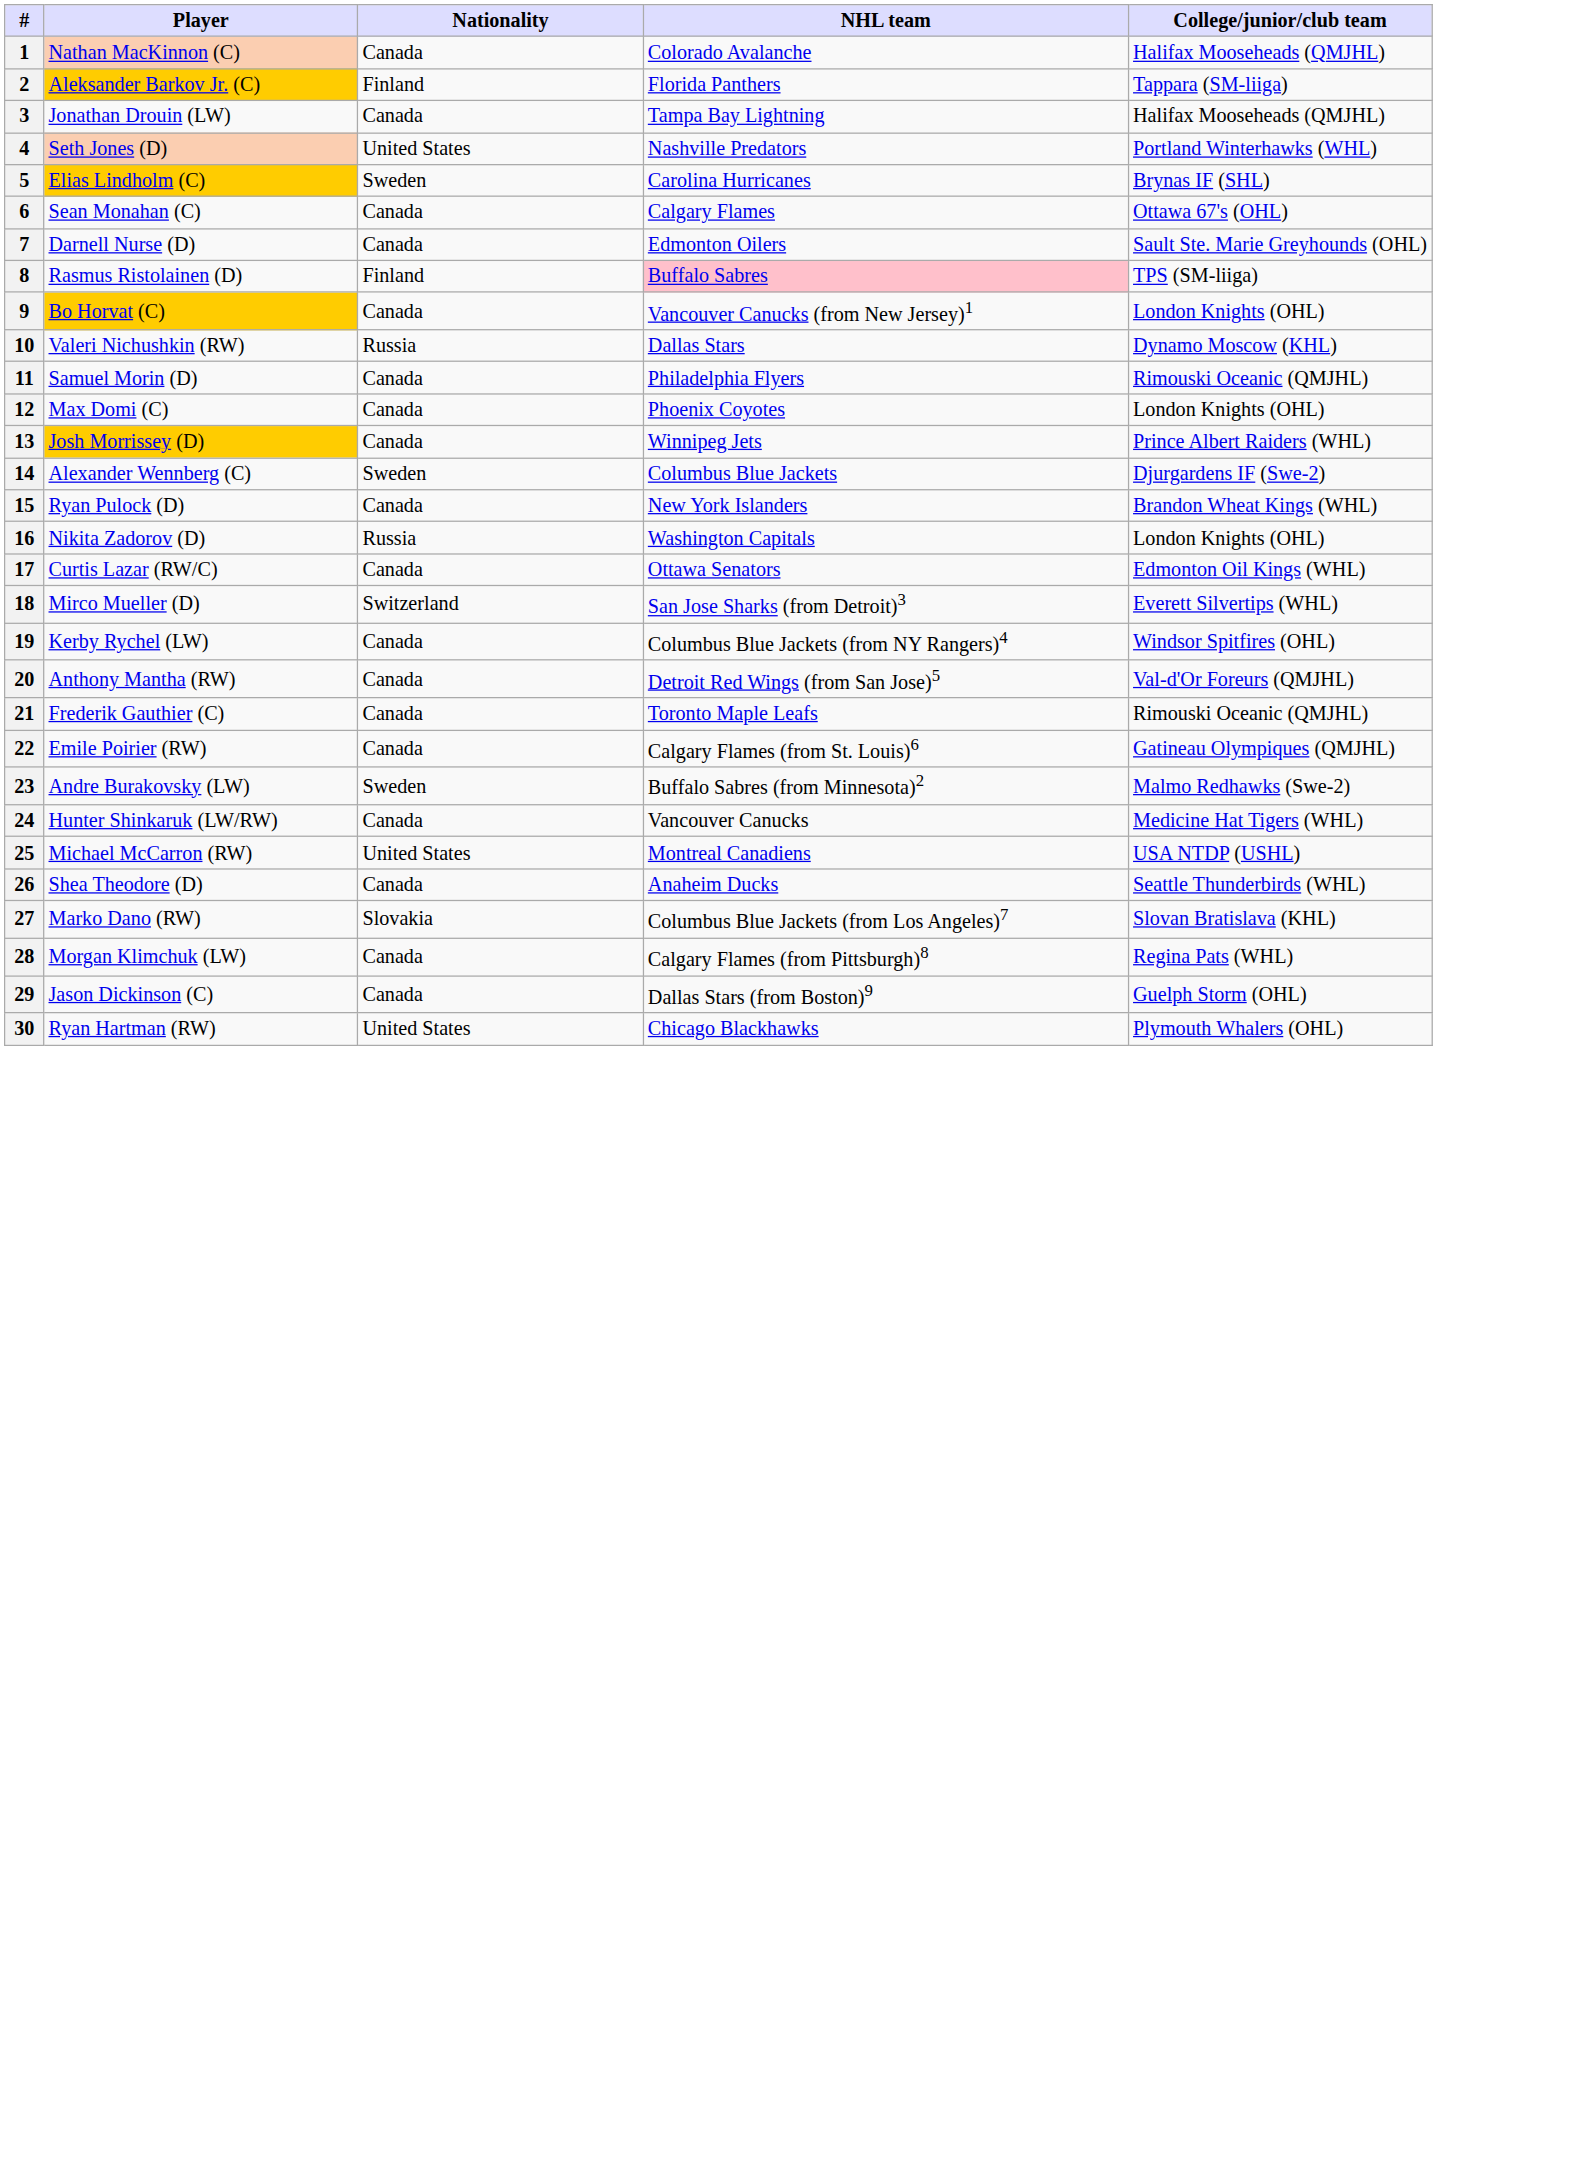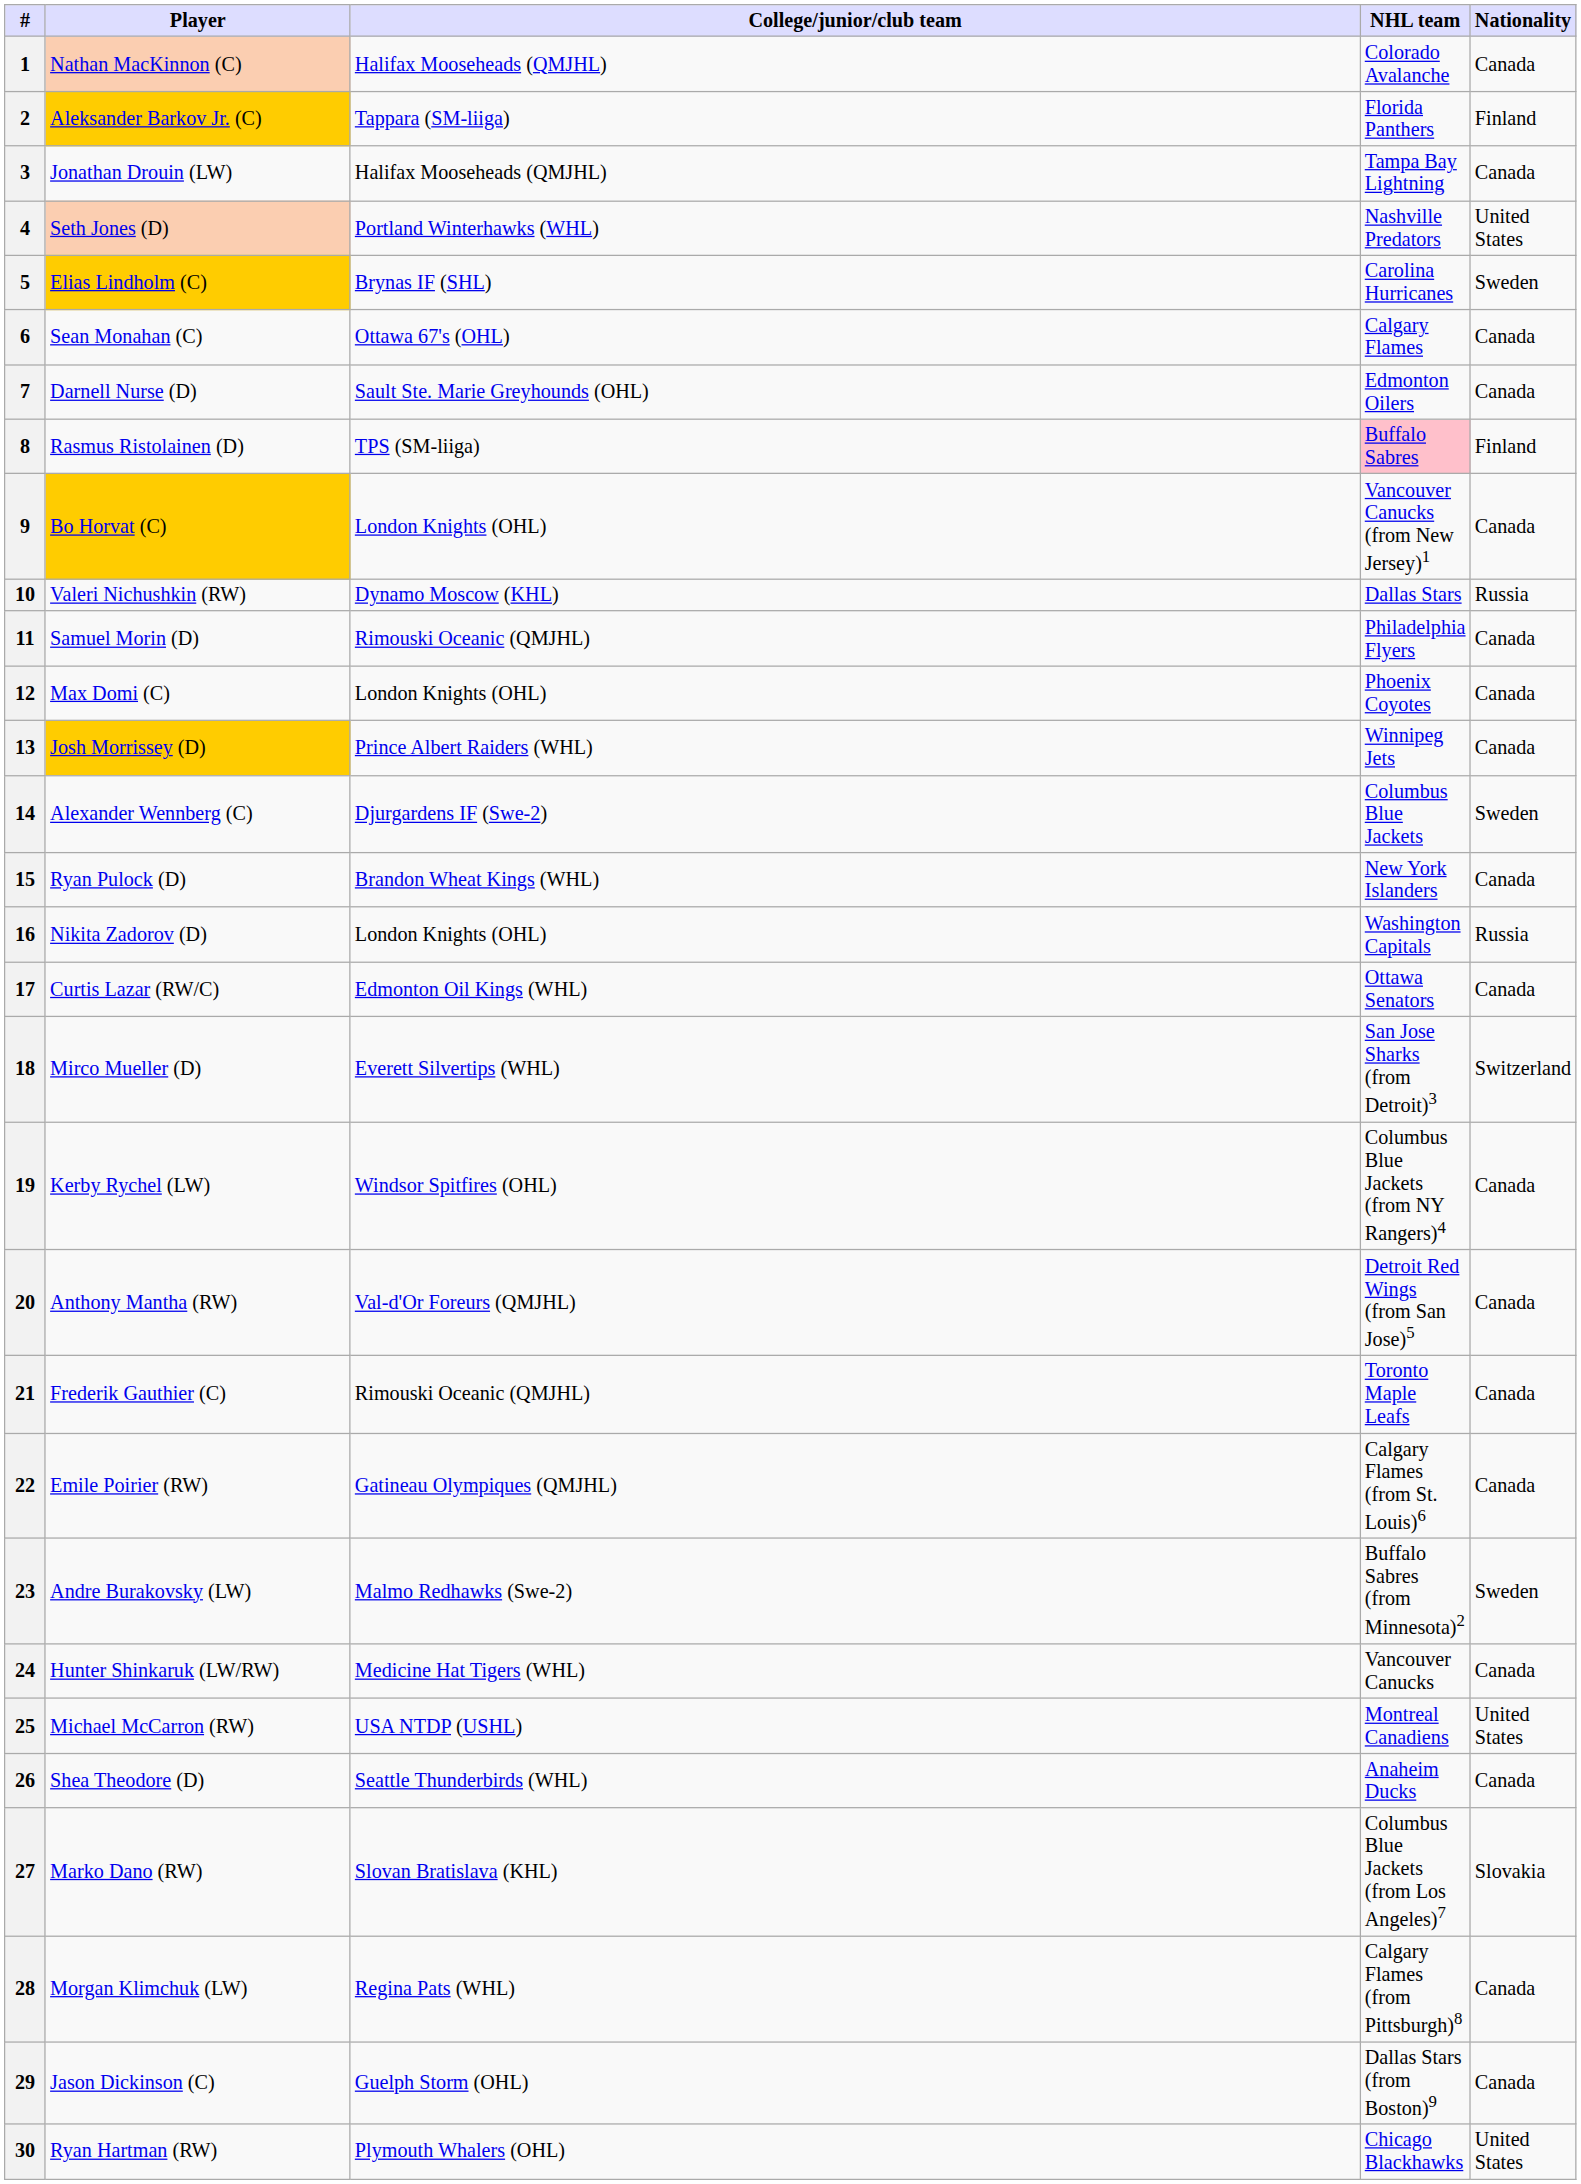columns swapped: (500, 20) <-> (1280, 20)
